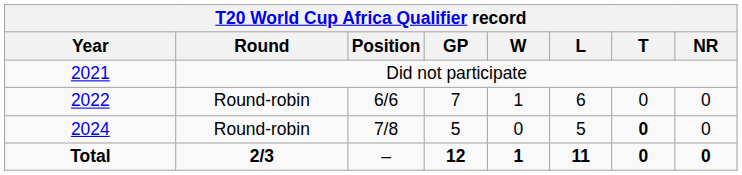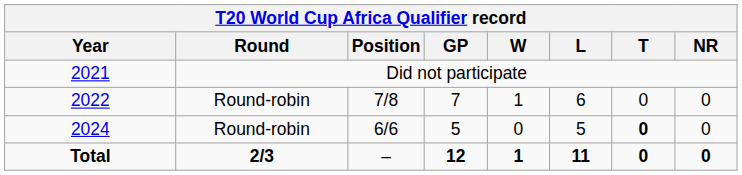(386, 101) 6/6 -> (386, 101) 7/8
(386, 128) 7/8 -> (386, 128) 6/6
